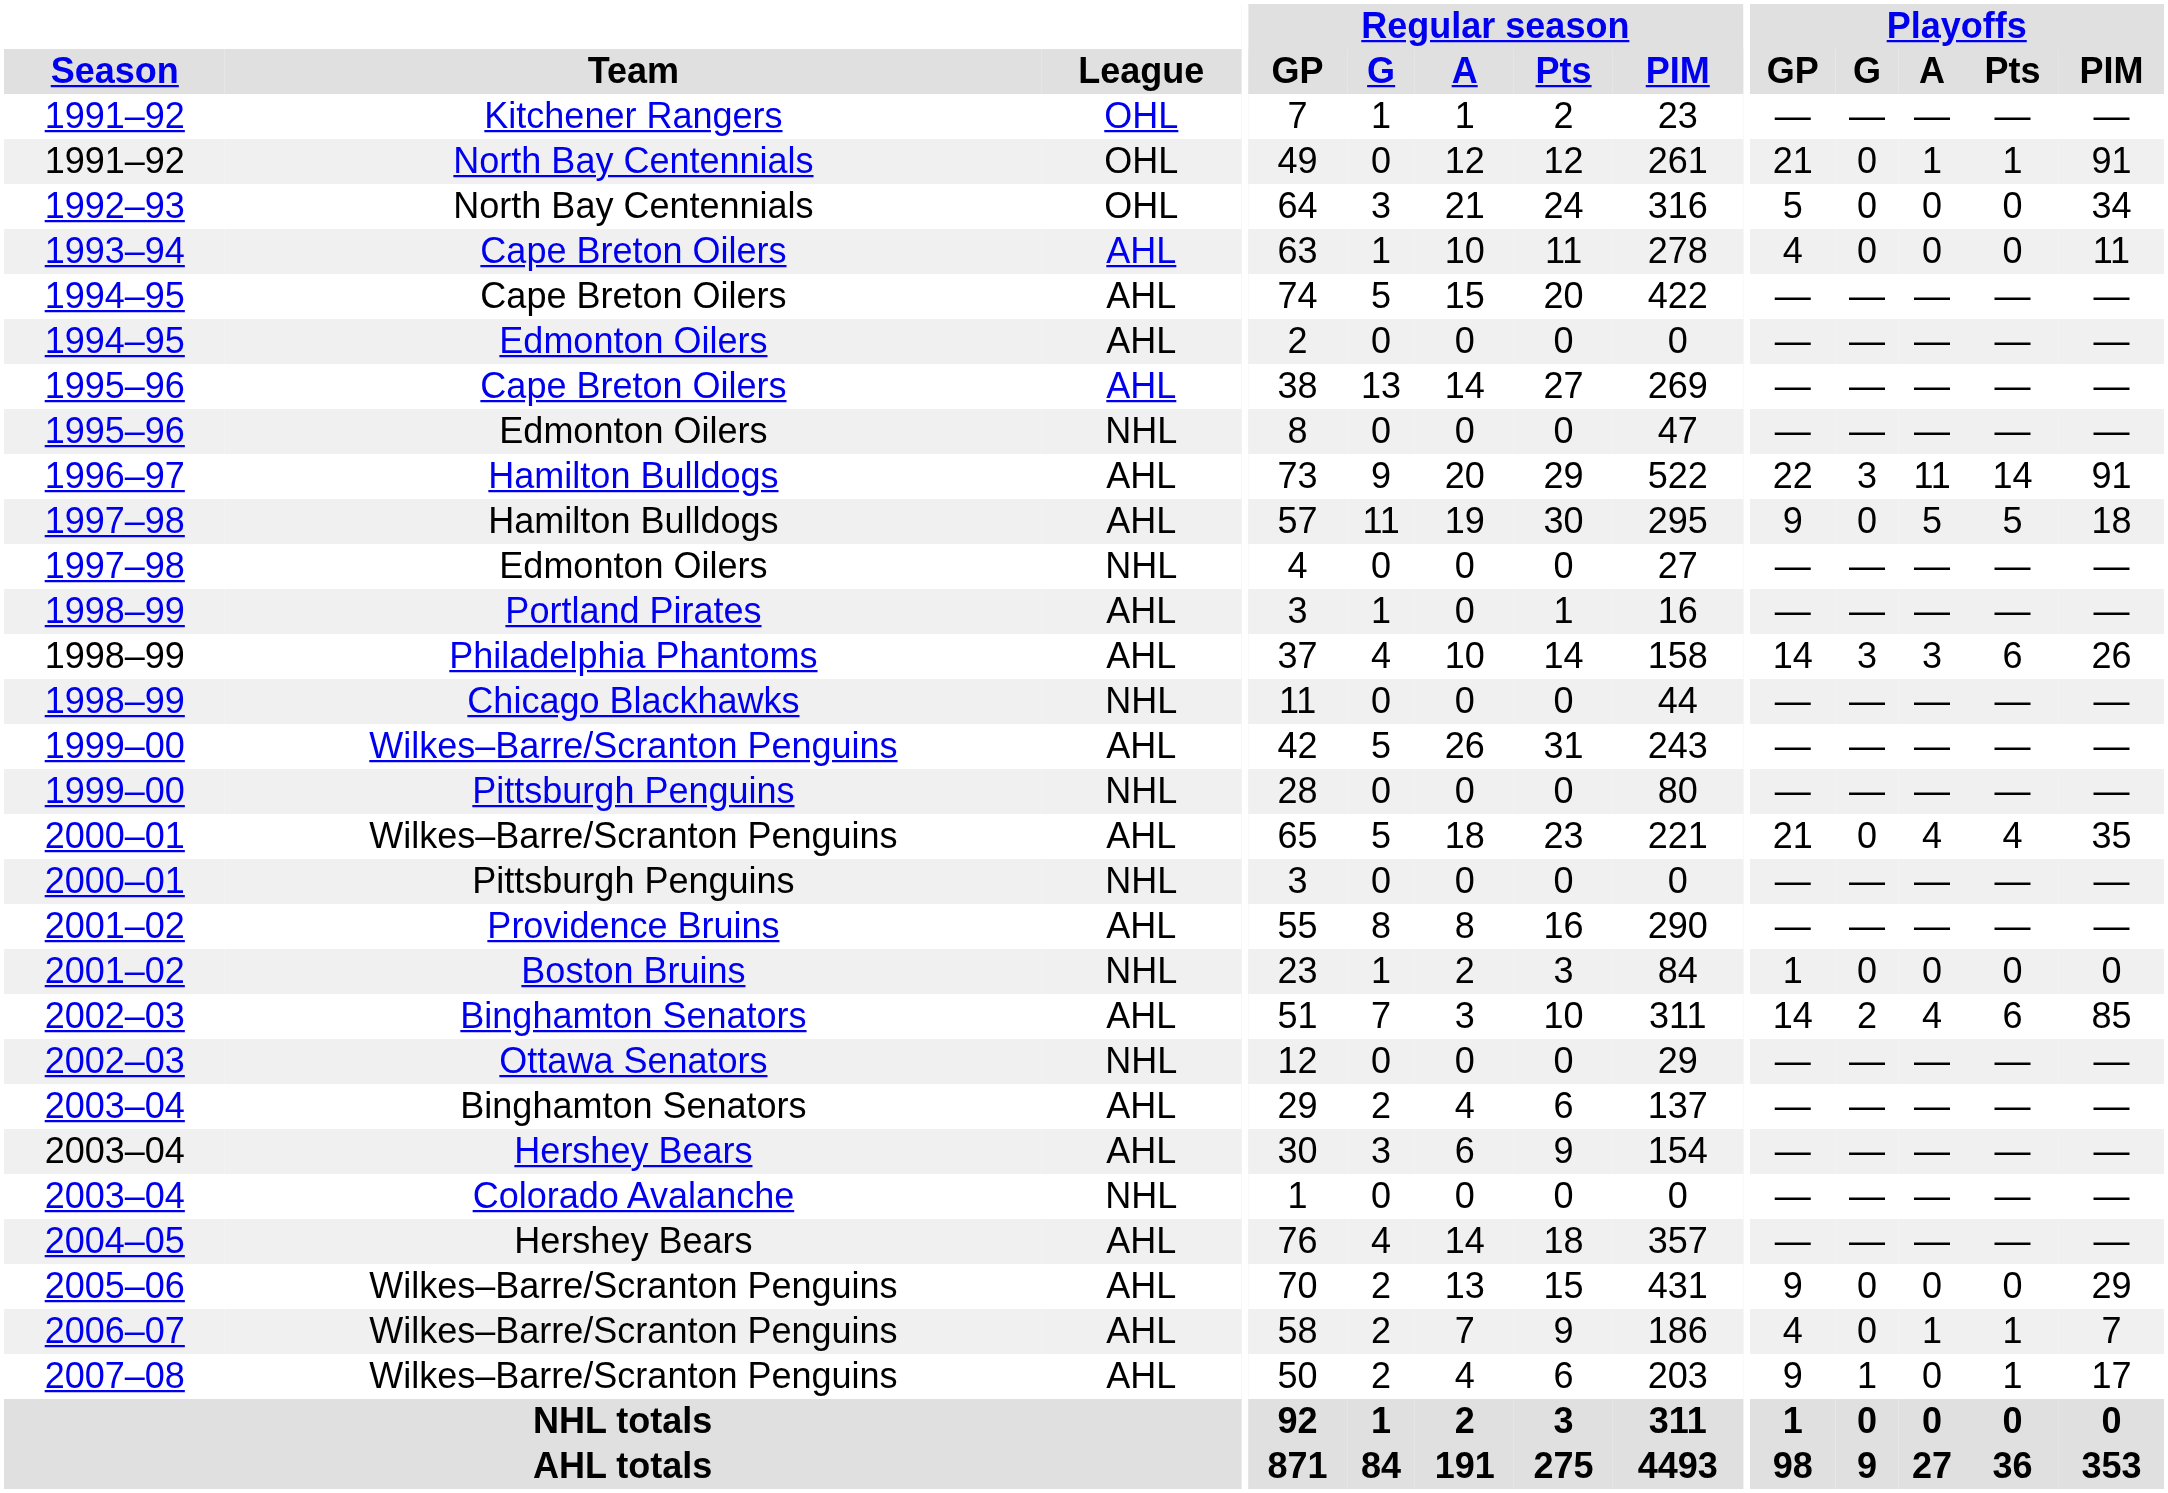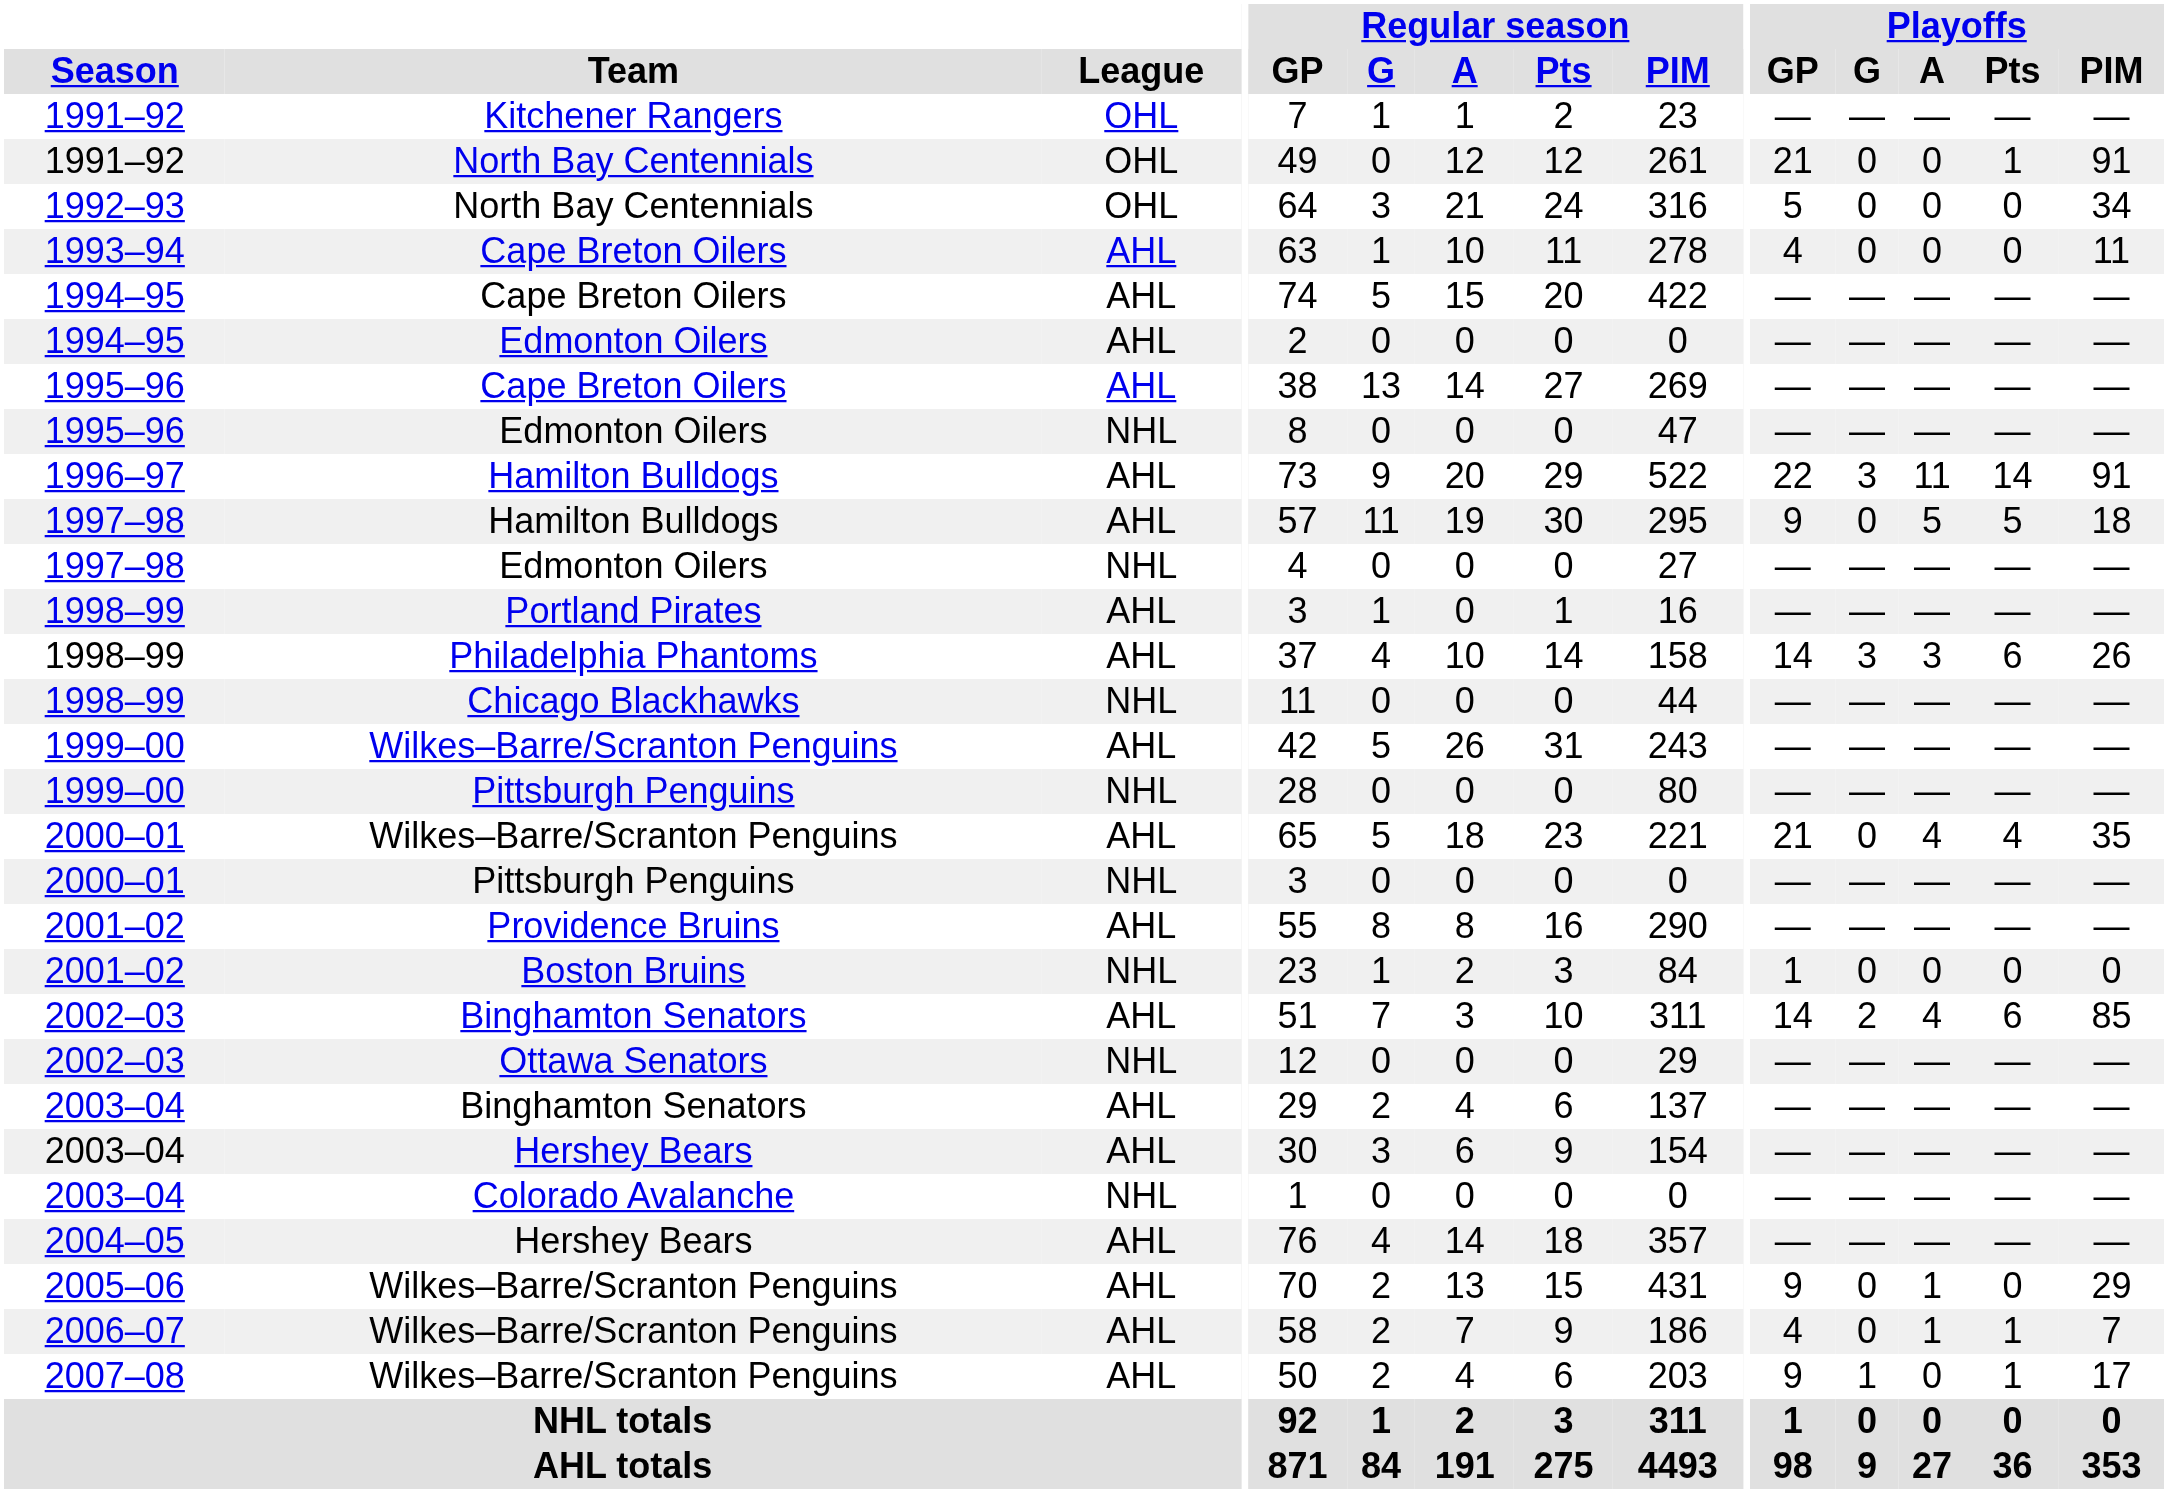(1932, 160) 1 -> (1932, 160) 0
(1932, 1285) 0 -> (1932, 1285) 1
